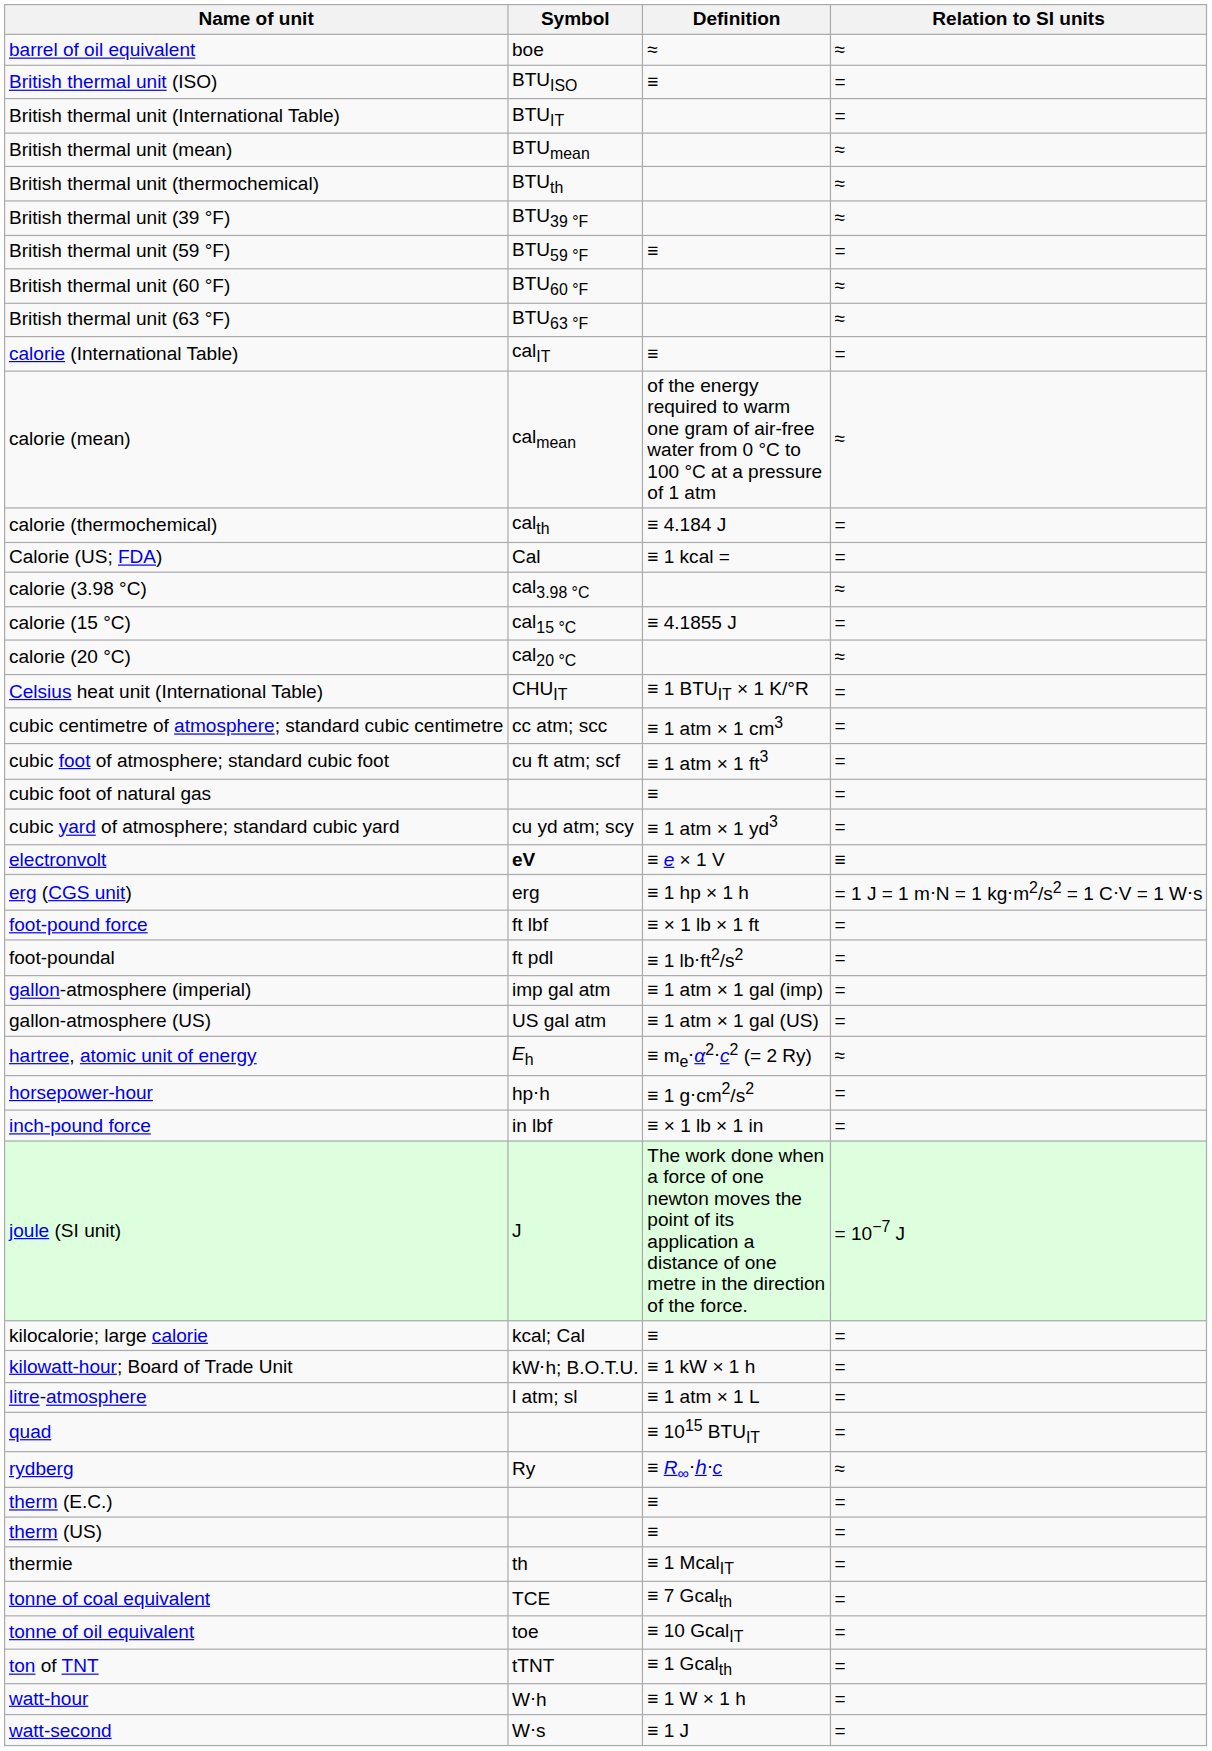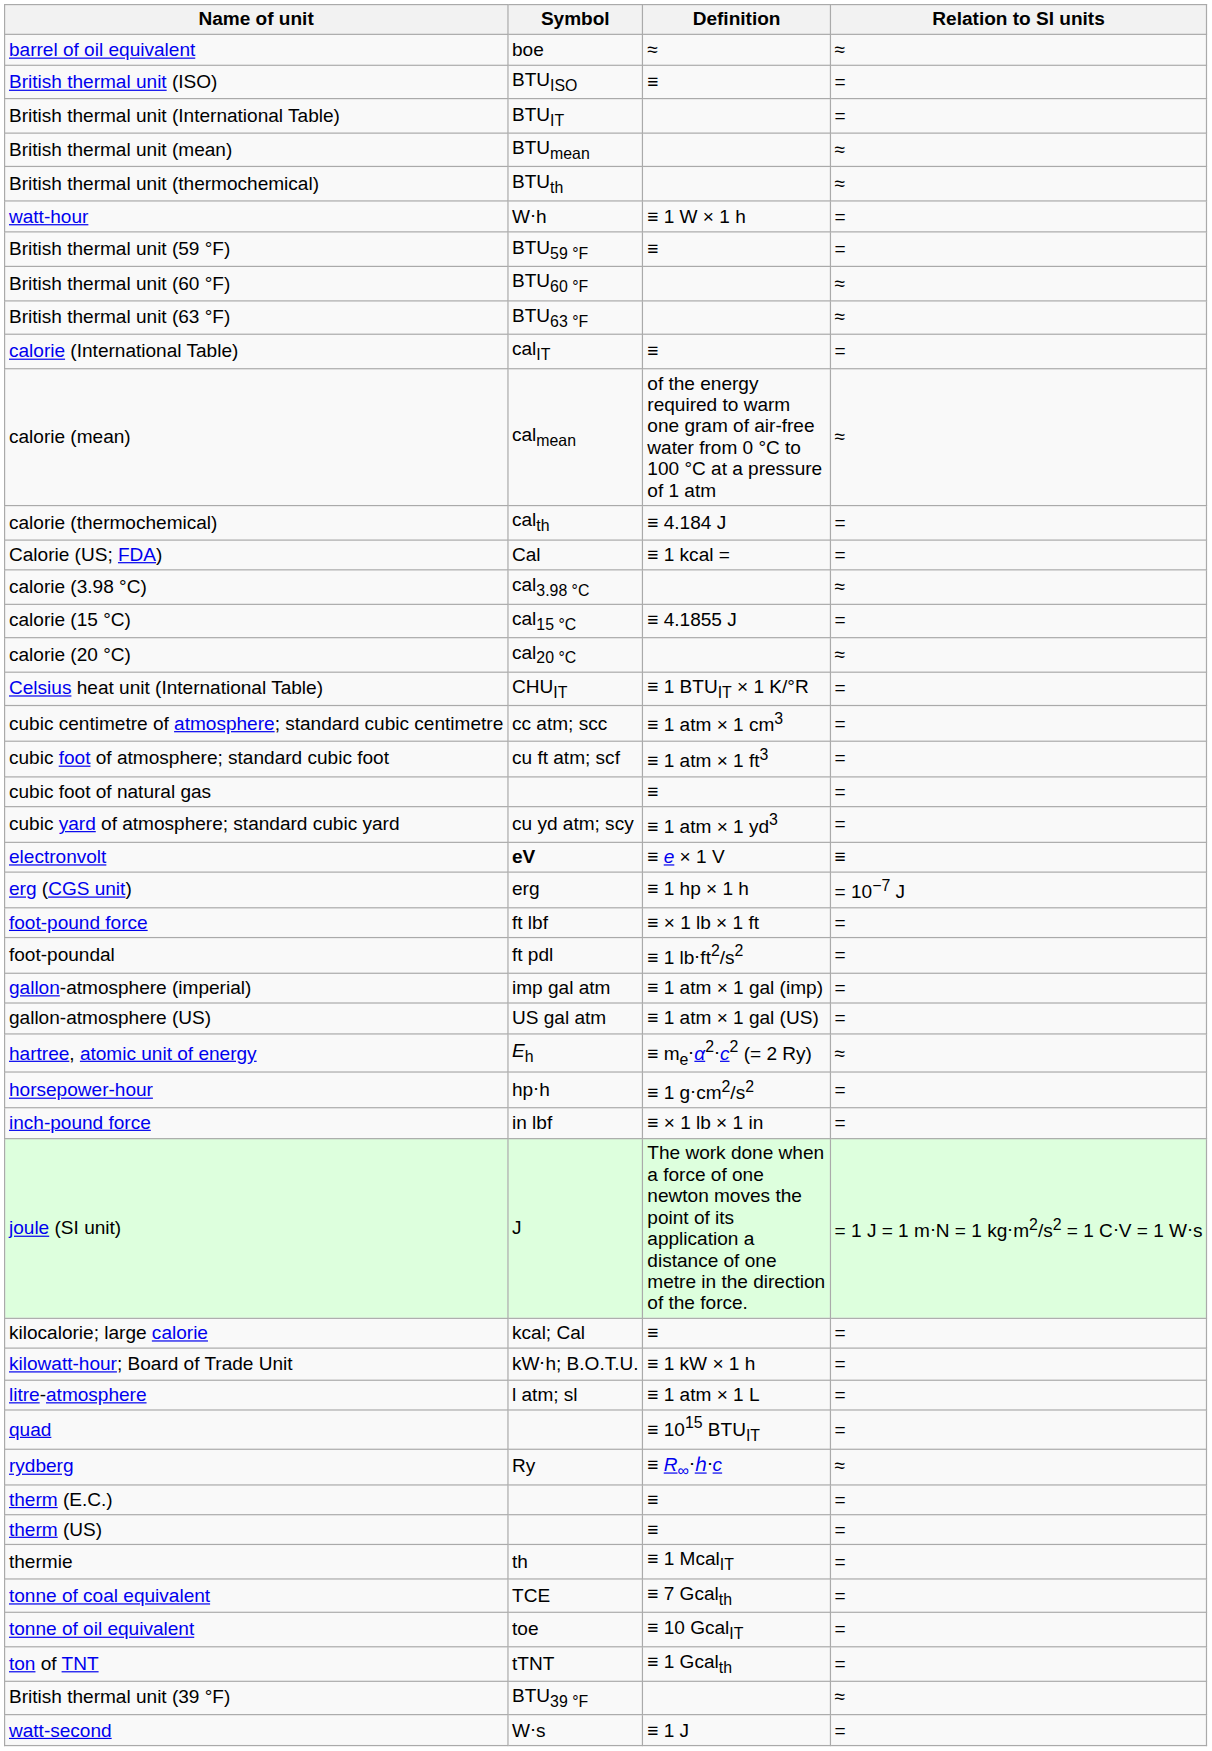rows swapped: (120, 217) <-> (49, 1698)
(1019, 892) = 1 J = 1 m⋅N = 1 kg⋅m2/s2 = 1 C⋅V = 1 W⋅s -> (870, 889) = 10−7 J
(870, 1230) = 10−7 J -> (1019, 1228) = 1 J = 1 m⋅N = 1 kg⋅m2/s2 = 1 C⋅V = 1 W⋅s
